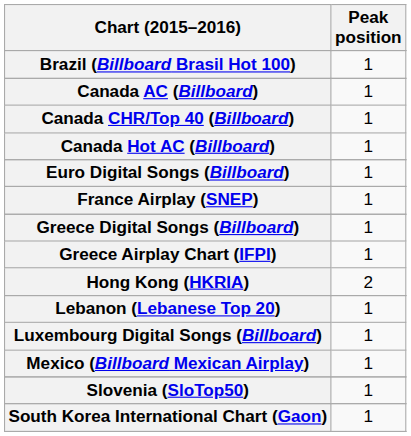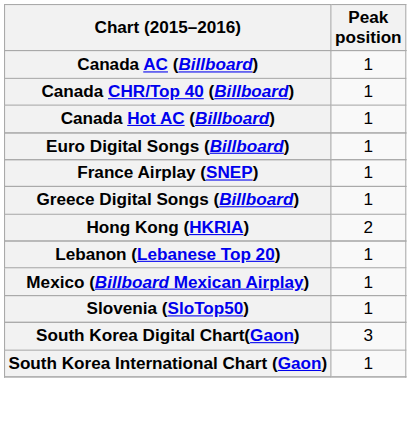- row: (168, 64)
- row: (168, 254)
- row: (168, 335)
+ row: (168, 335)
